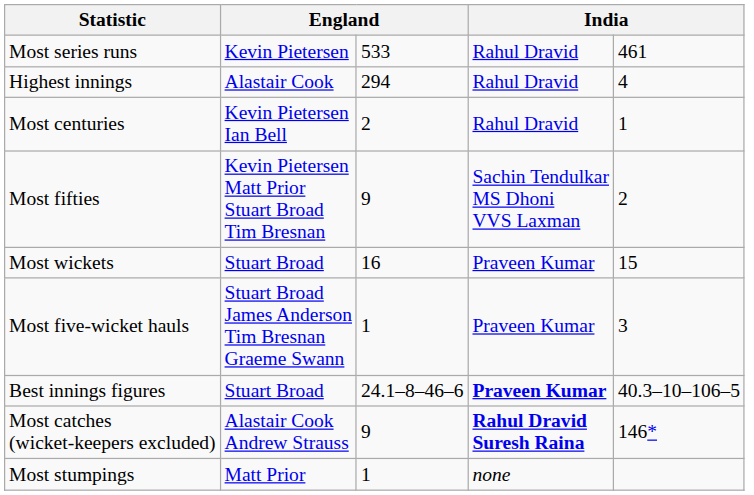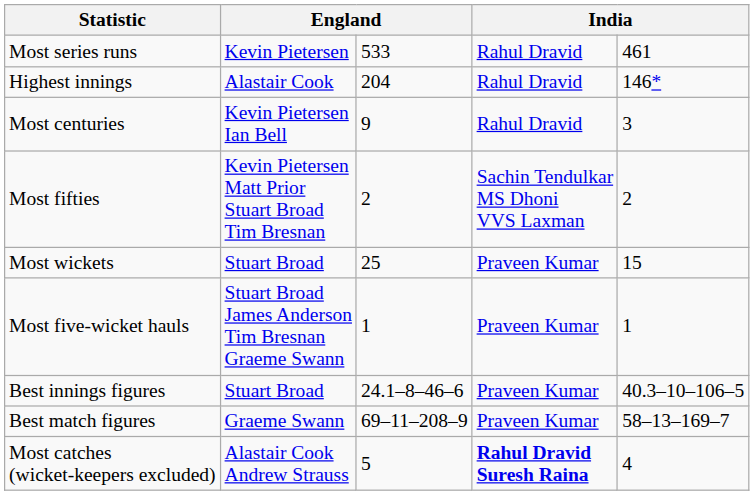(376, 81) 294 -> (376, 81) 204
(623, 81) 4 -> (642, 81) 146*
(366, 123) 2 -> (366, 123) 9
(623, 123) 1 -> (627, 123) 3
(366, 198) 9 -> (366, 198) 2
(371, 262) 16 -> (371, 262) 25
(623, 326) 3 -> (627, 326) 1
(539, 390) bold -> (538, 390) normal
+ row: (82, 421)
(366, 432) 9 -> (366, 463) 5
(638, 432) 146* -> (627, 463) 4
- row: (72, 474)
